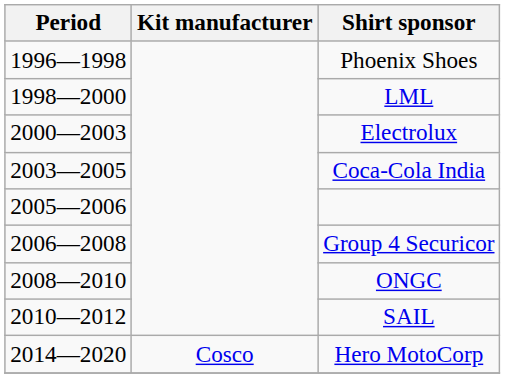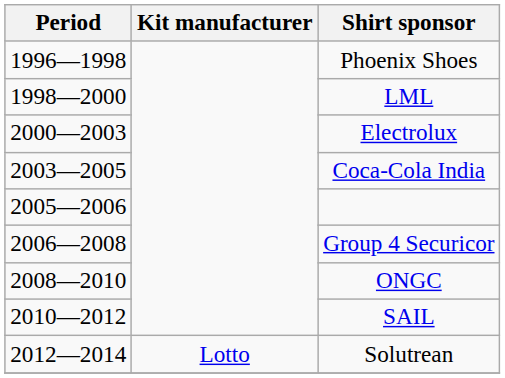+ row: (68, 354)
- row: (68, 354)
